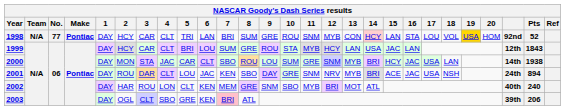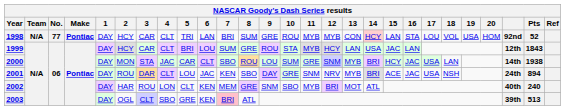(311, 36) SNM -> (311, 36) MYB
(471, 36) gold background -> (471, 36) no background
(534, 99) 206 -> (534, 99) 513
